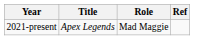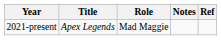+ column: (184, 12)
